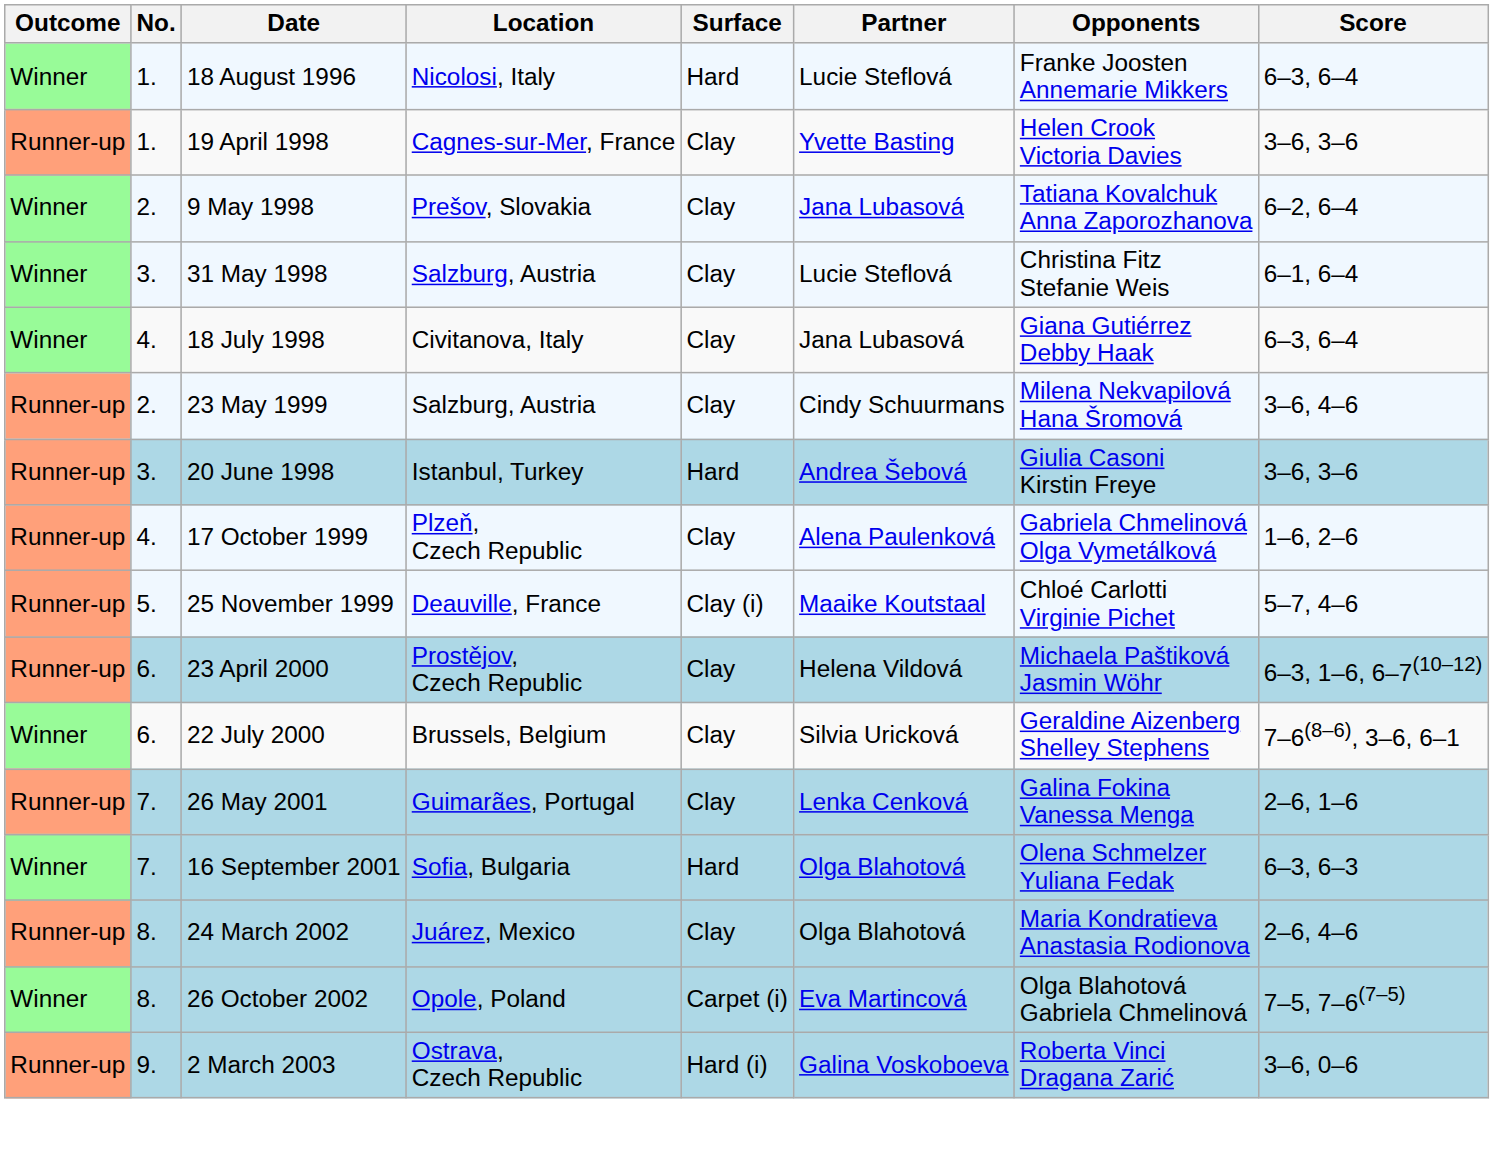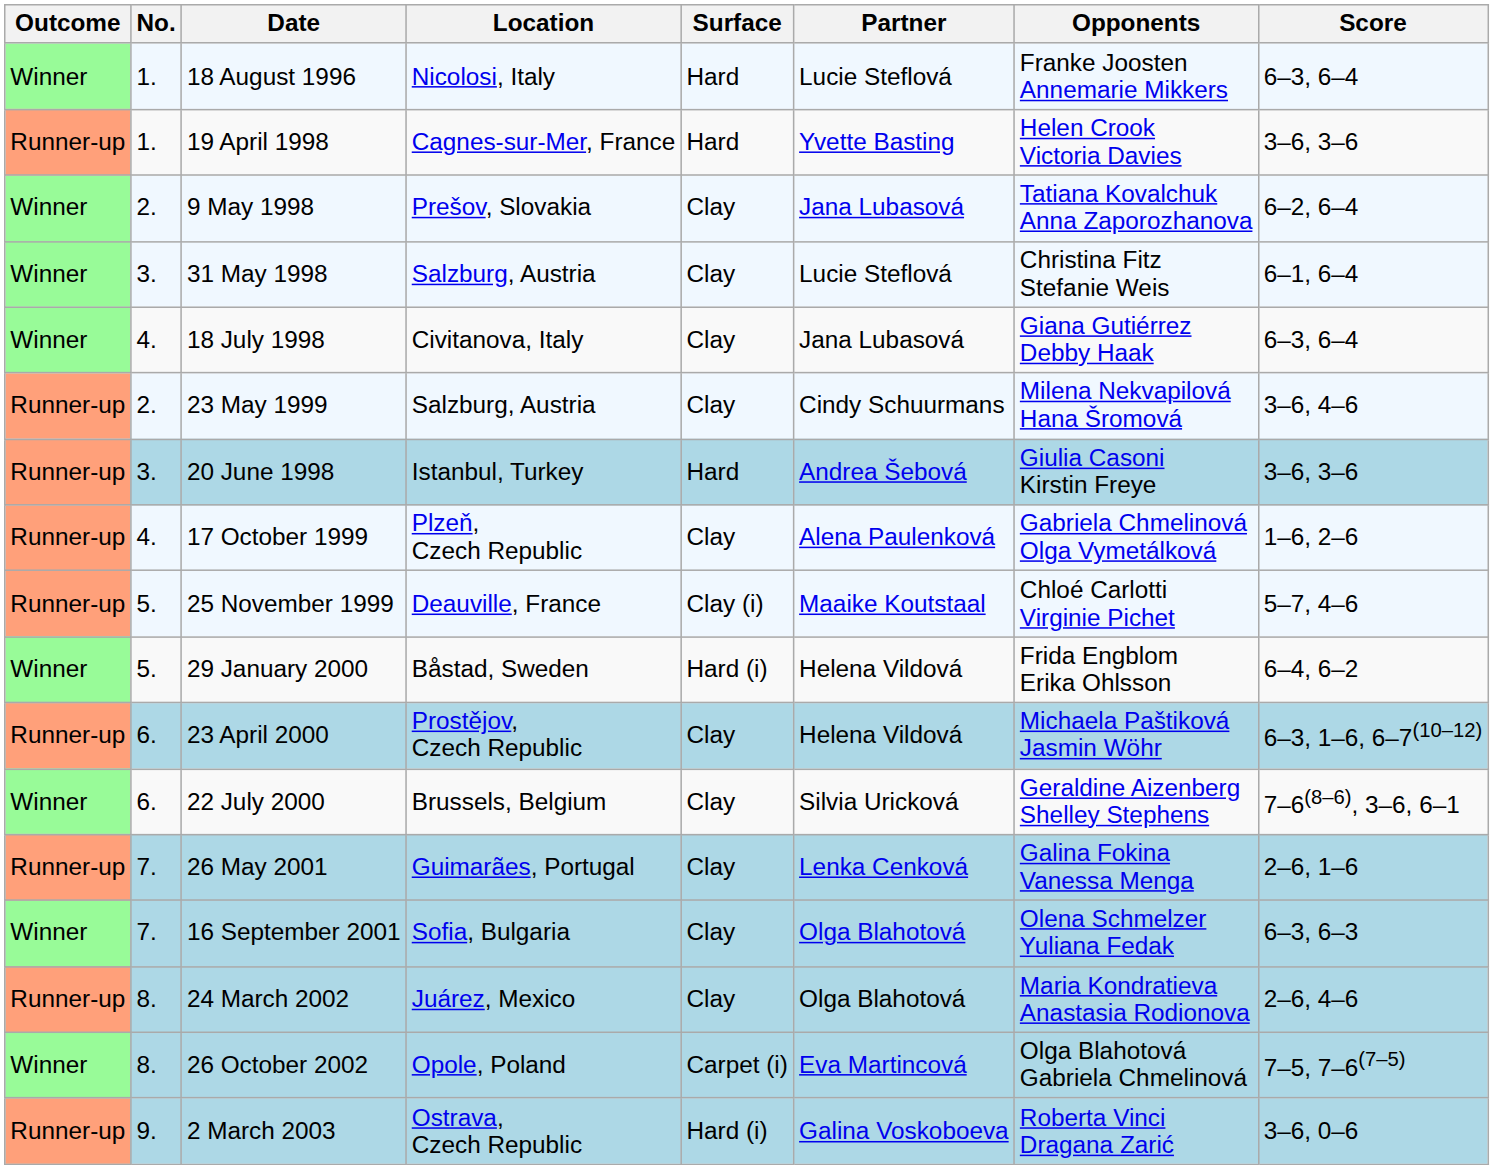(711, 141) Clay -> (713, 141) Hard
+ row: (277, 669)
(713, 867) Hard -> (711, 933) Clay
